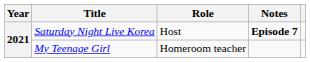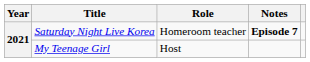(170, 31) Host -> (203, 31) Homeroom teacher
(203, 48) Homeroom teacher -> (170, 48) Host
